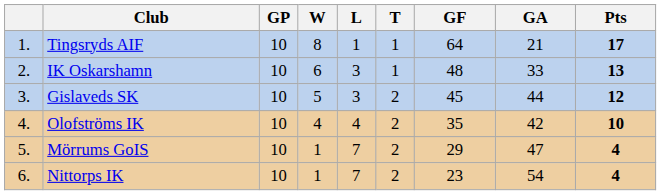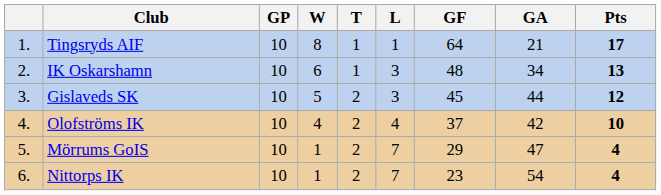columns swapped: (395, 17) <-> (356, 17)
(535, 70) 33 -> (535, 70) 34
(455, 123) 35 -> (455, 123) 37
